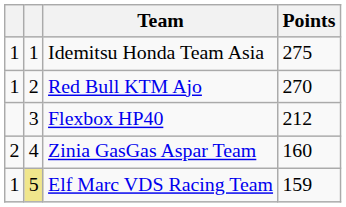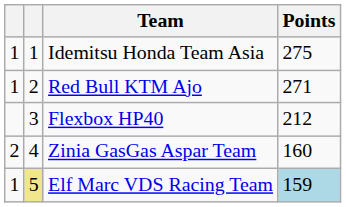(297, 85) 270 -> (297, 85) 271
(297, 184) no background -> (297, 184) lightblue background
